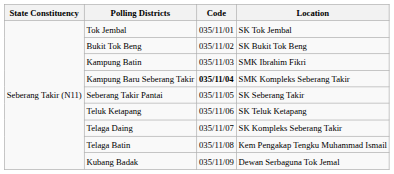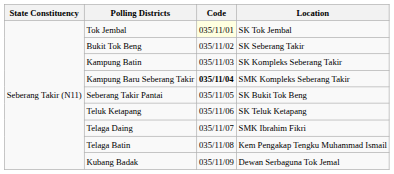(216, 29) no background -> (216, 29) lightyellow background
(273, 46) SK Bukit Tok Beng -> (271, 46) SK Seberang Takir
(272, 62) SMK Ibrahim Fikri -> (290, 62) SK Kompleks Seberang Takir
(271, 95) SK Seberang Takir -> (273, 95) SK Bukit Tok Beng
(290, 128) SK Kompleks Seberang Takir -> (272, 128) SMK Ibrahim Fikri
